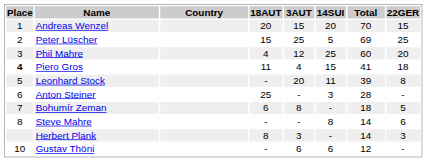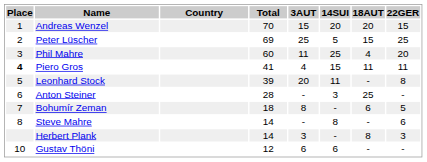columns swapped: (366, 12) <-> (266, 12)
(299, 53) 12 -> (303, 53) 11
(403, 67) 18 -> (403, 67) 11
